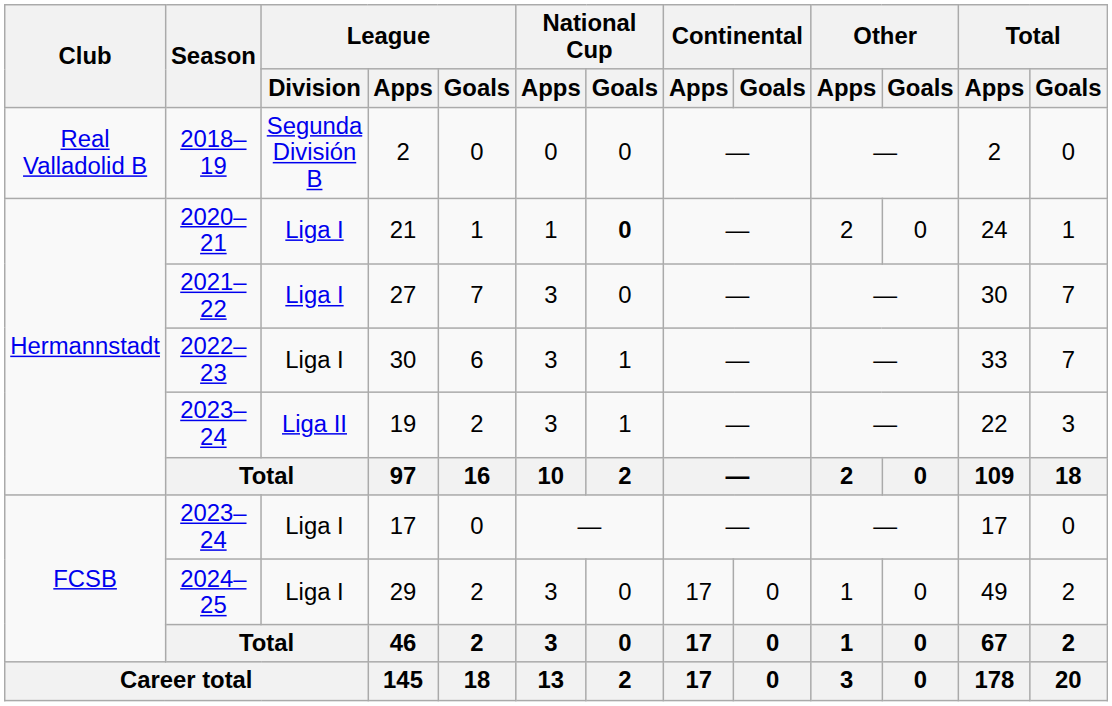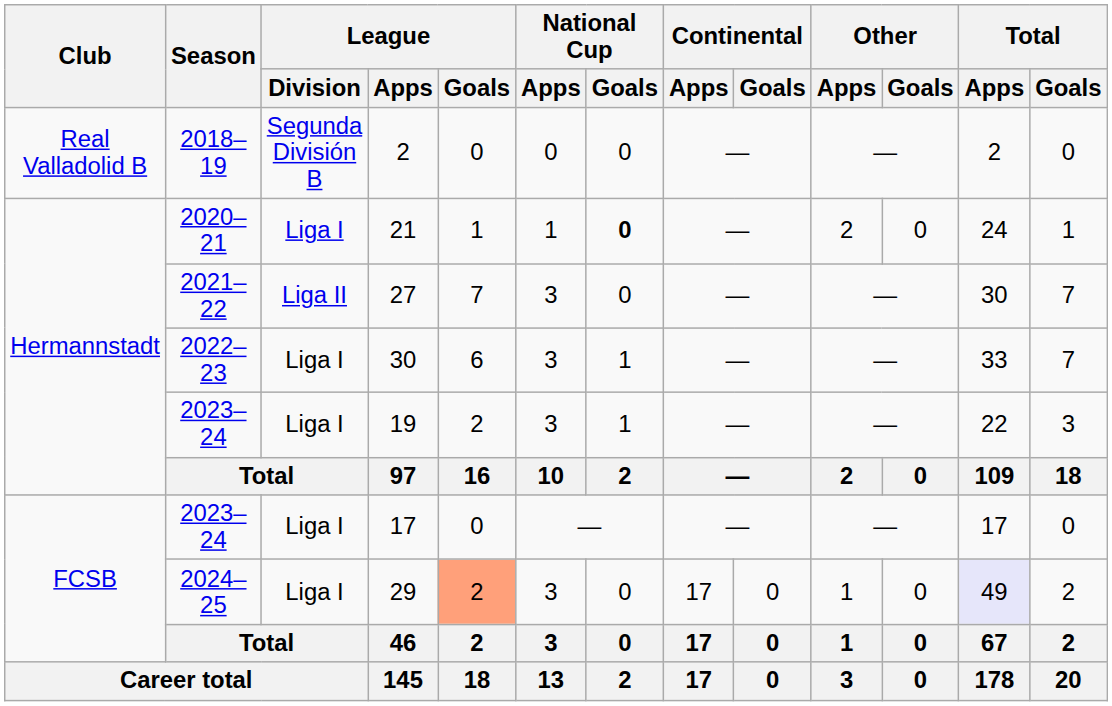(314, 295) Liga I -> (315, 295) Liga II
(315, 424) Liga II -> (314, 424) Liga I
(477, 591) no background -> (477, 591) lightsalmon background
(994, 591) no background -> (994, 591) lavender background
